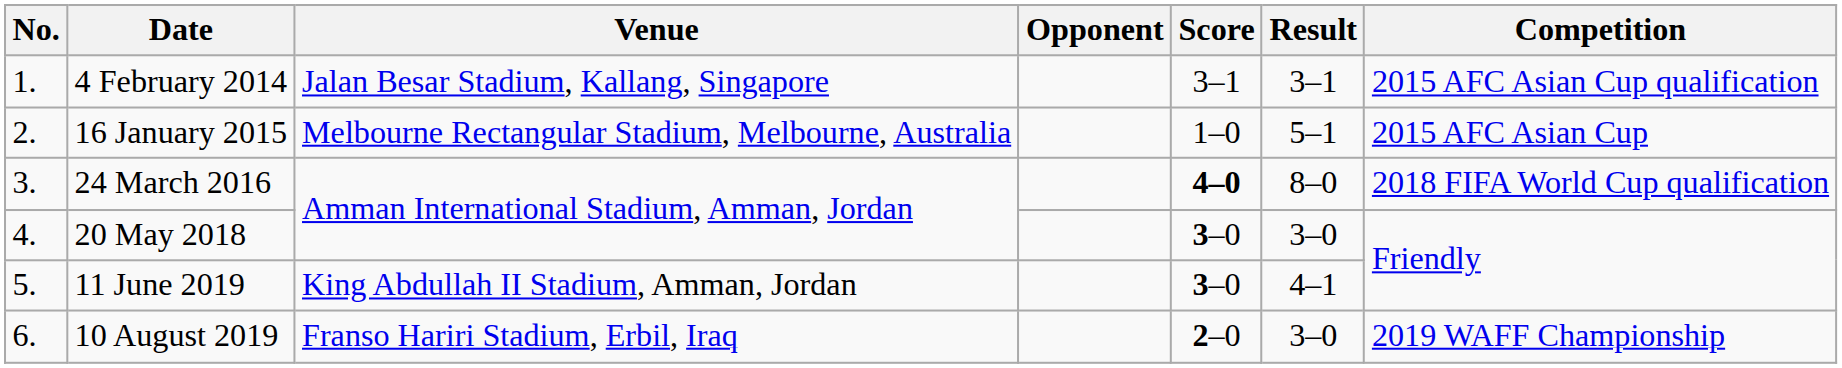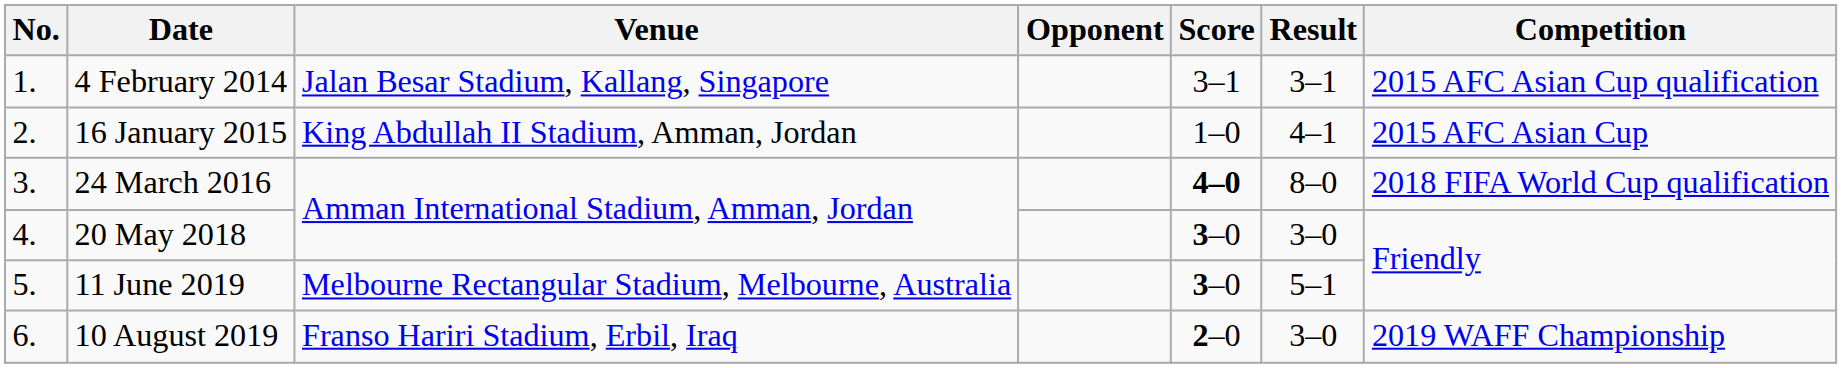(657, 132) Melbourne Rectangular Stadium, Melbourne, Australia -> (579, 132) King Abdullah II Stadium, Amman, Jordan
(1313, 132) 5–1 -> (1313, 132) 4–1
(579, 285) King Abdullah II Stadium, Amman, Jordan -> (657, 285) Melbourne Rectangular Stadium, Melbourne, Australia
(1313, 285) 4–1 -> (1313, 285) 5–1
